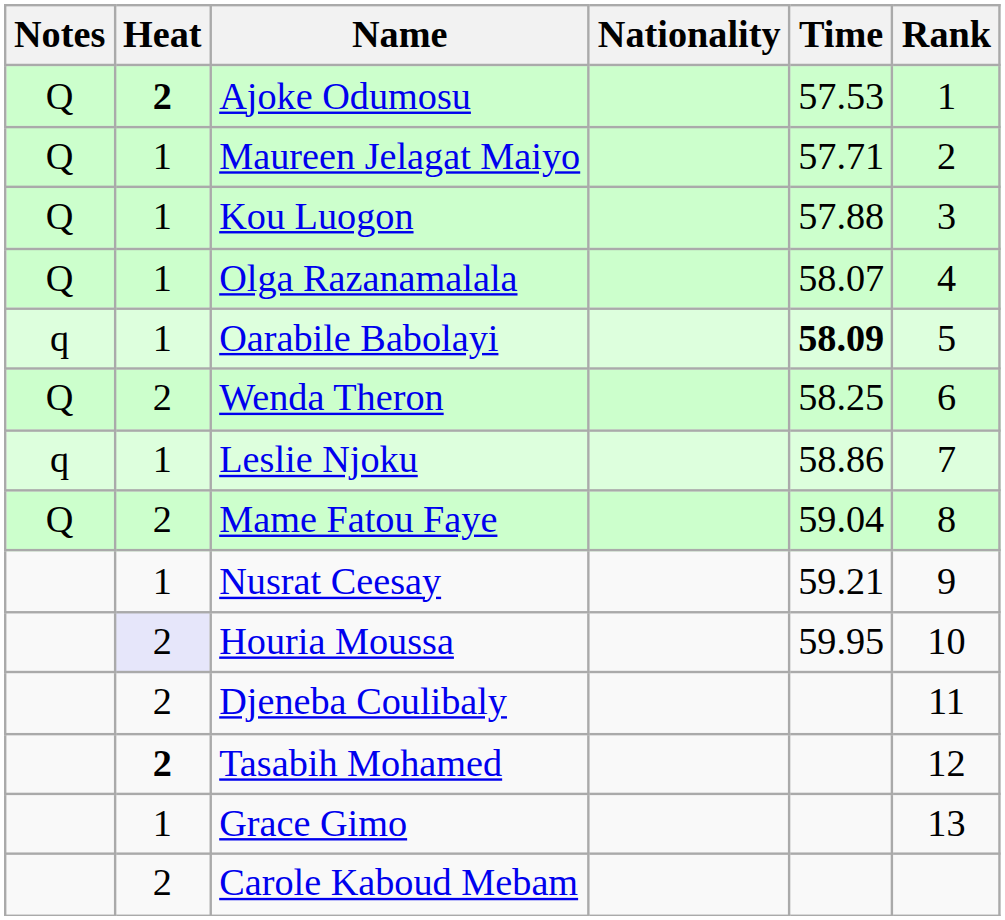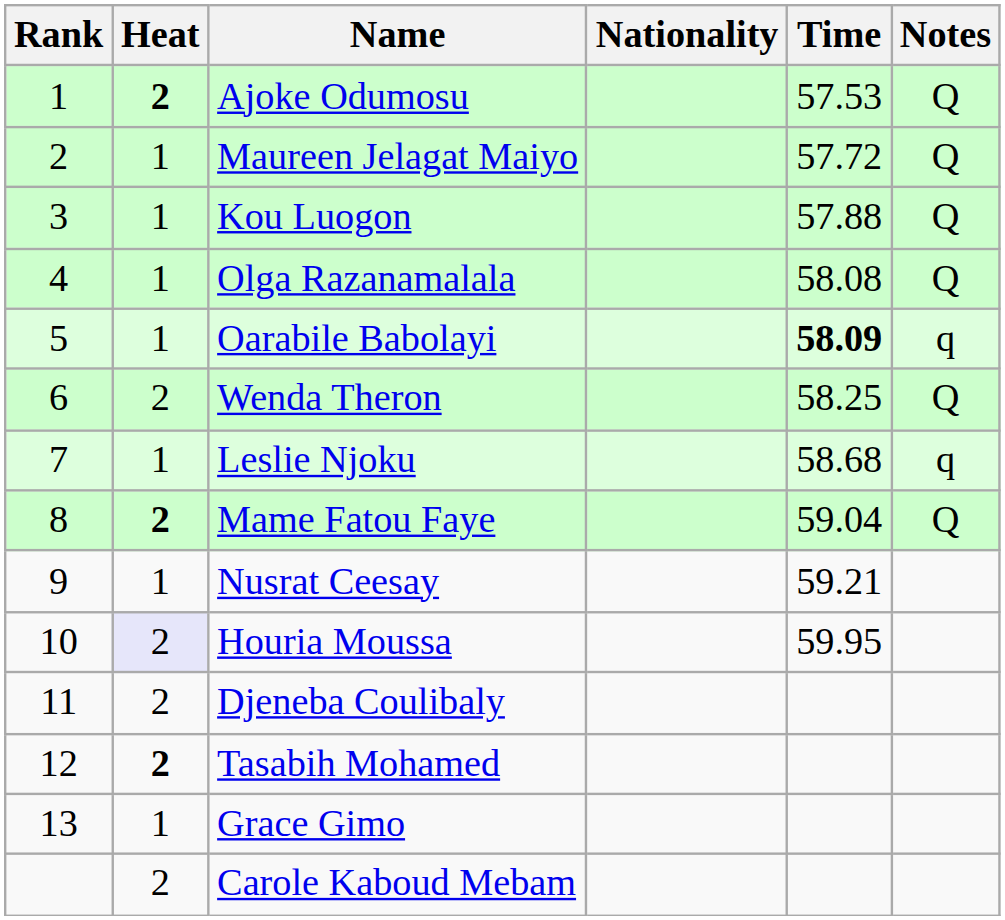columns swapped: (947, 34) <-> (60, 34)
(841, 156) 57.71 -> (839, 156) 57.72
(841, 277) 58.07 -> (839, 277) 58.08
(841, 459) 58.86 -> (839, 459) 58.68
(162, 519) normal -> (160, 519) bold
